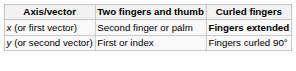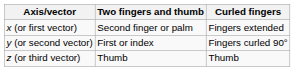(249, 27) bold -> (246, 27) normal
+ row: (43, 58)
